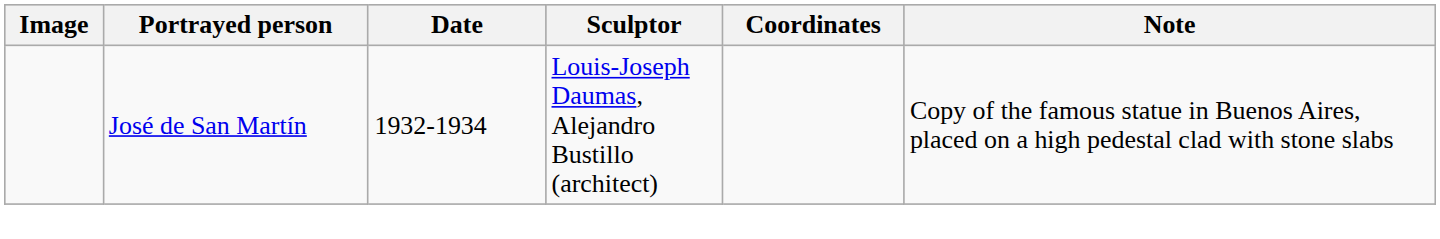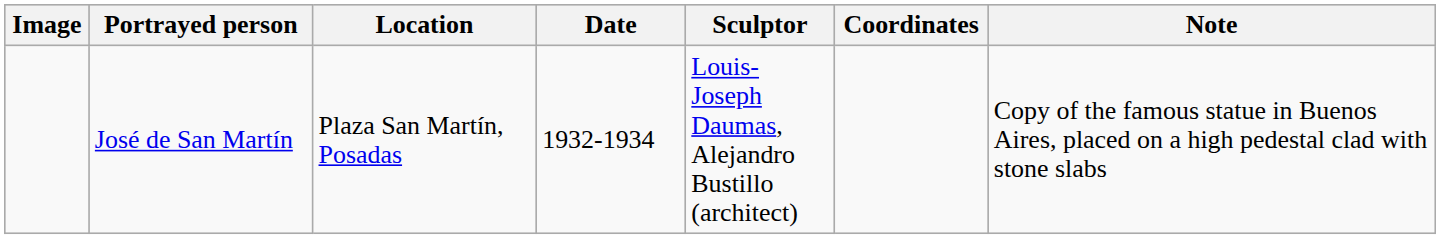+ column: (424, 25)
